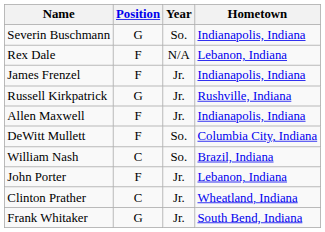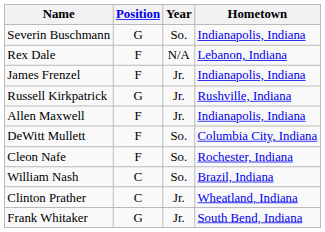+ row: (37, 156)
- row: (37, 177)
